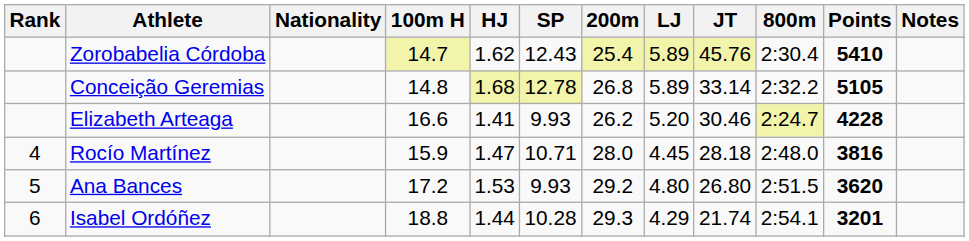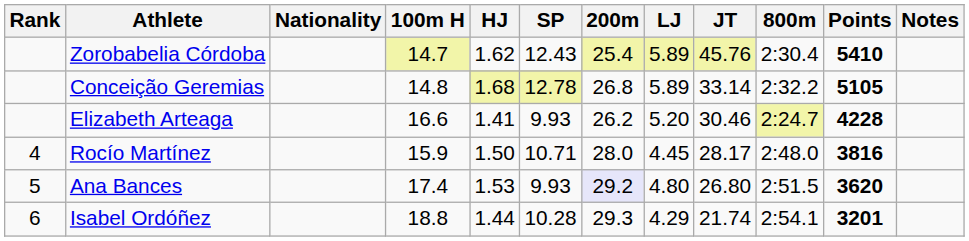(495, 152) 1.47 -> (495, 152) 1.50
(725, 152) 28.18 -> (725, 152) 28.17
(428, 185) 17.2 -> (428, 185) 17.4
(613, 185) no background -> (613, 185) lavender background
